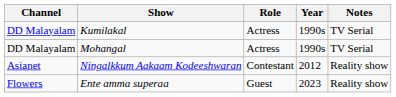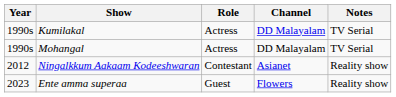columns swapped: (312, 13) <-> (41, 13)
